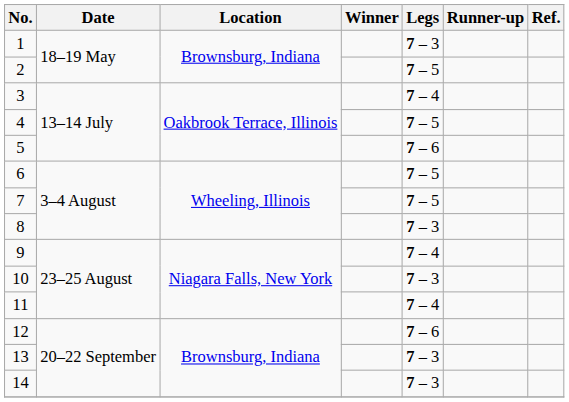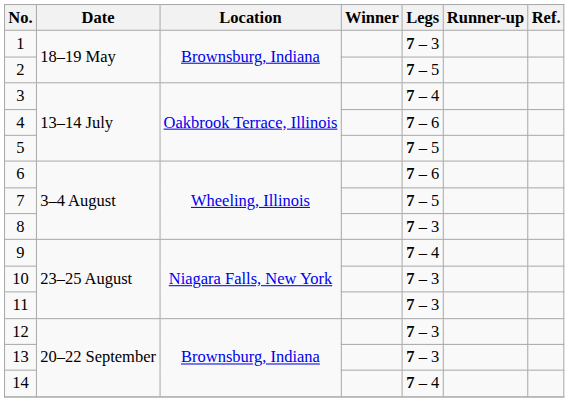(423, 122) 7 – 5 -> (423, 122) 7 – 6
(423, 148) 7 – 6 -> (423, 148) 7 – 5
(423, 174) 7 – 5 -> (423, 174) 7 – 6
(423, 305) 7 – 4 -> (423, 305) 7 – 3
(423, 331) 7 – 6 -> (423, 331) 7 – 3
(423, 383) 7 – 3 -> (423, 383) 7 – 4
